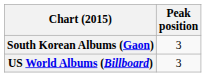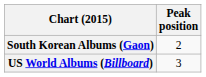(179, 44) 3 -> (179, 44) 2
